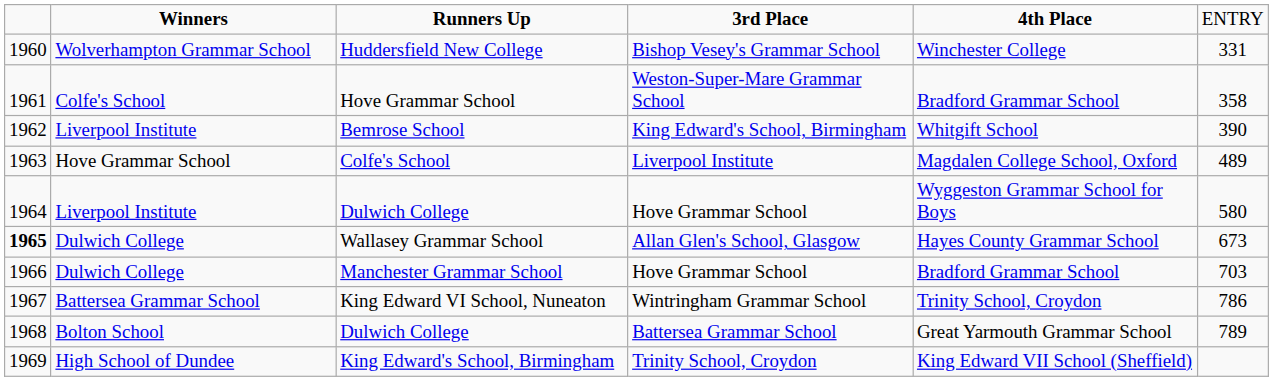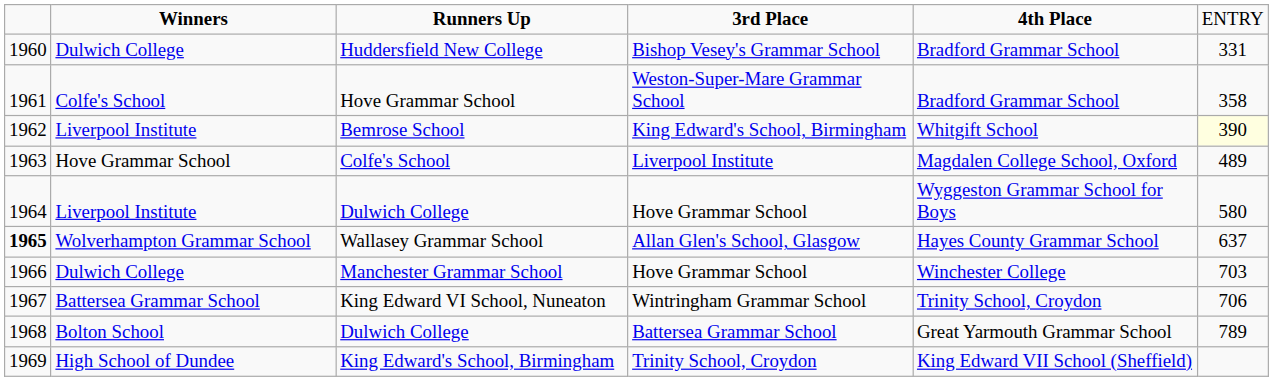(183, 49) Wolverhampton Grammar School -> (120, 49) Dulwich College
(991, 49) Winchester College -> (1018, 49) Bradford Grammar School
(1233, 130) no background -> (1233, 130) lightyellow background
(120, 241) Dulwich College -> (183, 241) Wolverhampton Grammar School
(1233, 241) 673 -> (1233, 241) 637
(1018, 271) Bradford Grammar School -> (991, 271) Winchester College
(1233, 301) 786 -> (1233, 301) 706
